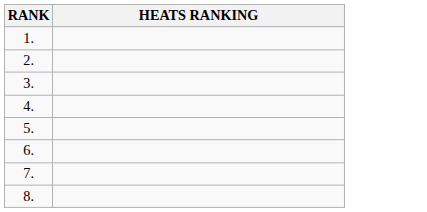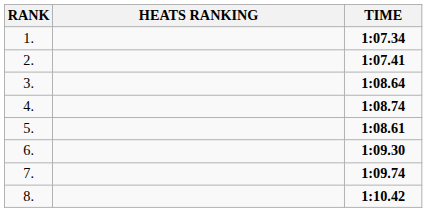+ column: (383, 15)
